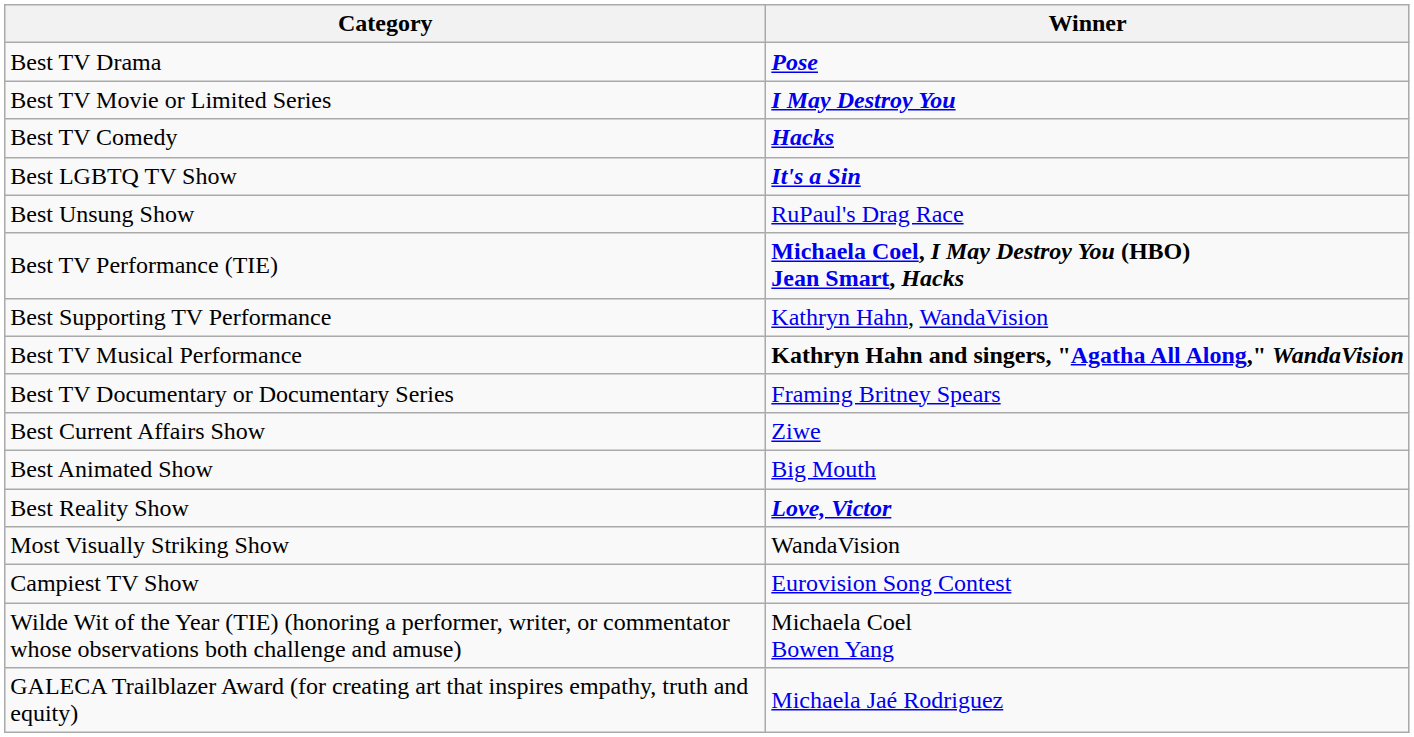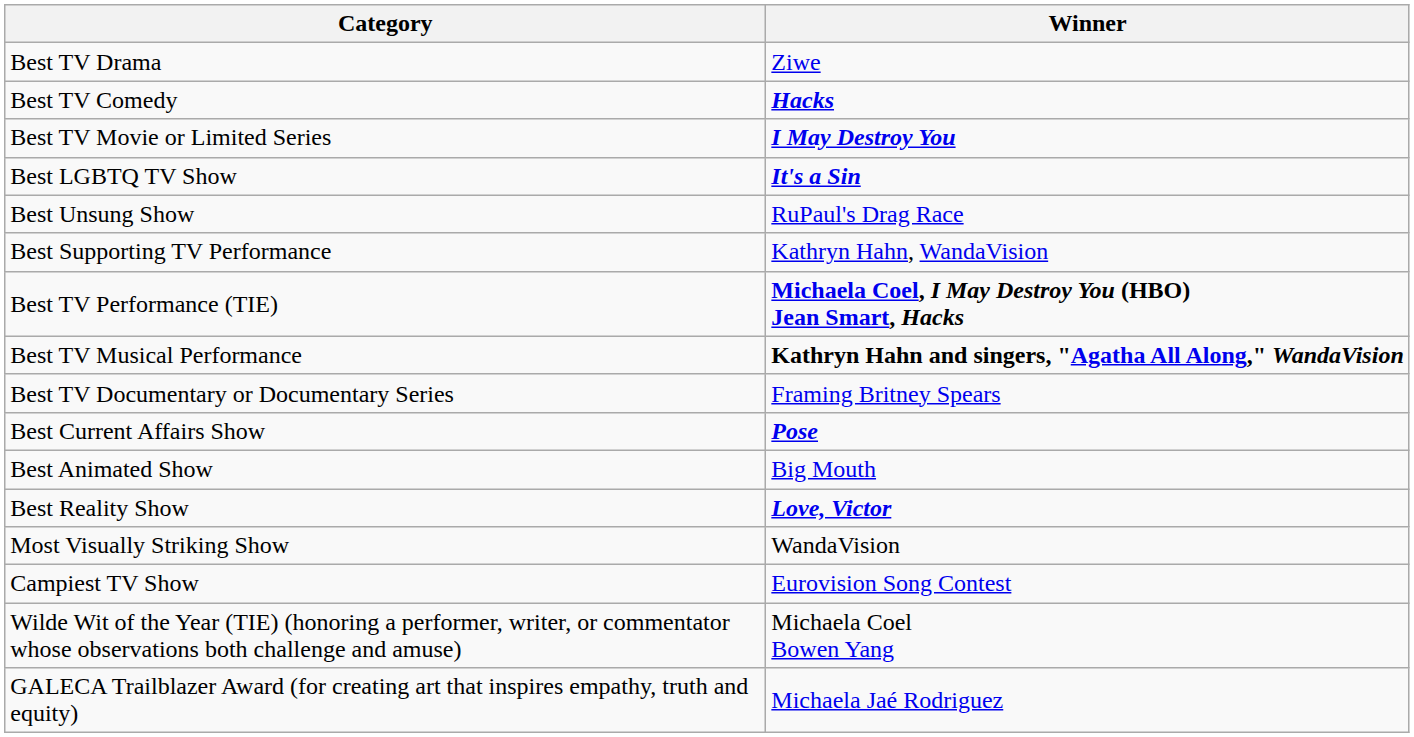(795, 61) Pose -> (796, 61) Ziwe
rows swapped: (94, 137) <-> (171, 99)
rows swapped: (144, 265) <-> (171, 316)
(796, 431) Ziwe -> (795, 431) Pose
